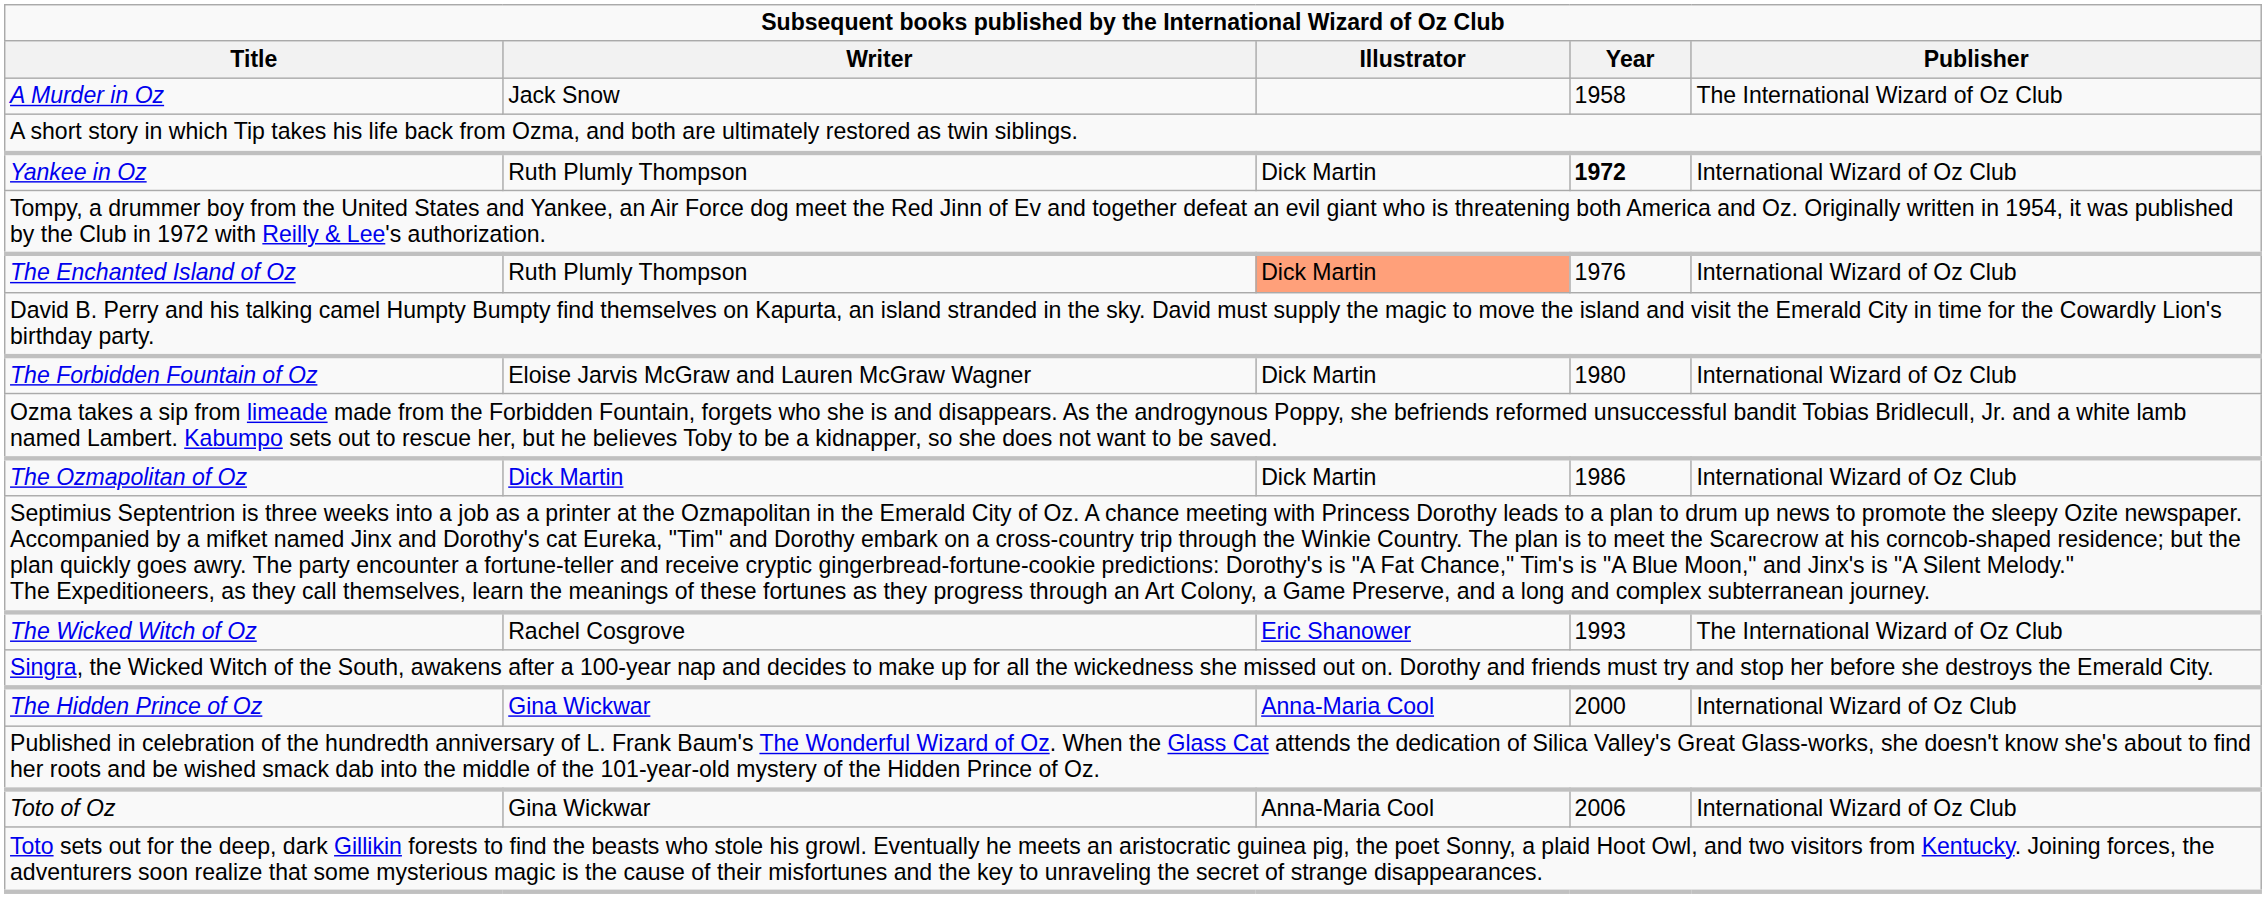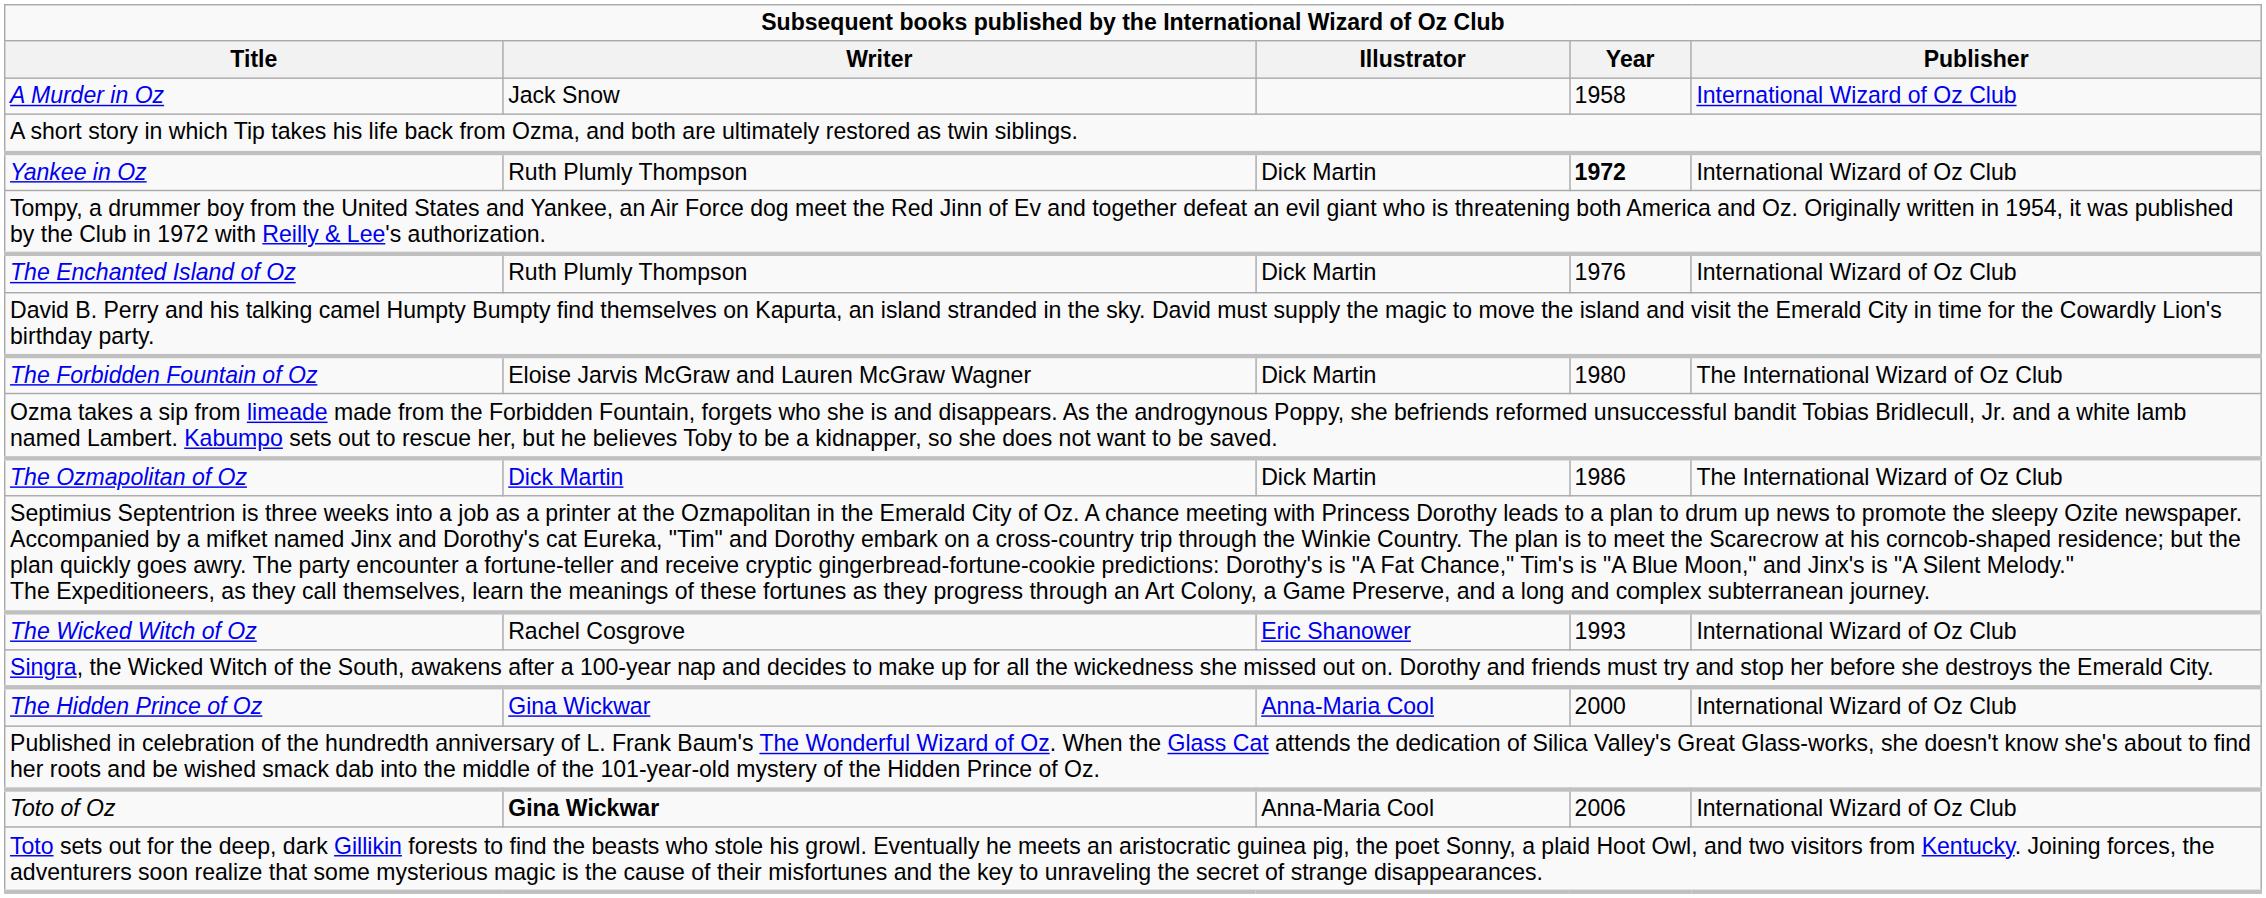(1880, 95) The International Wizard of Oz Club -> (1856, 95) International Wizard of Oz Club
(1319, 273) lightsalmon background -> (1319, 273) no background
(1856, 375) International Wizard of Oz Club -> (1880, 375) The International Wizard of Oz Club
(1856, 477) International Wizard of Oz Club -> (1880, 477) The International Wizard of Oz Club
(1880, 631) The International Wizard of Oz Club -> (1856, 631) International Wizard of Oz Club
(579, 809) normal -> (584, 809) bold
